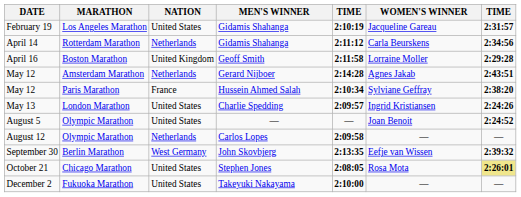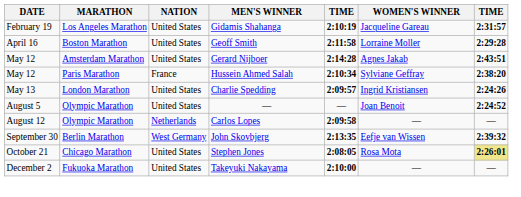- row: (22, 43)
(183, 59) United Kingdom -> (176, 43) United States
(174, 74) Netherlands -> (176, 59) United States
